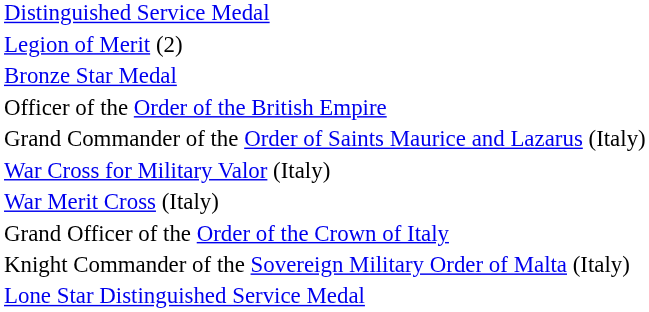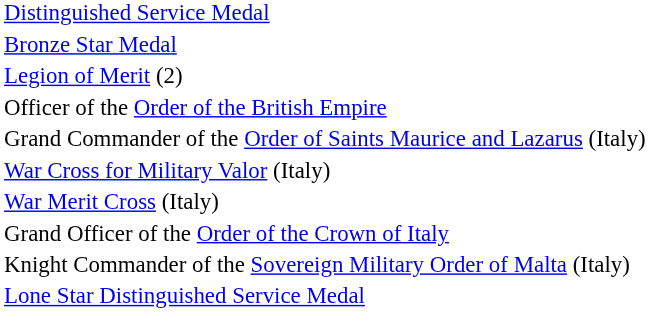rows swapped: (93, 44) <-> (90, 75)
